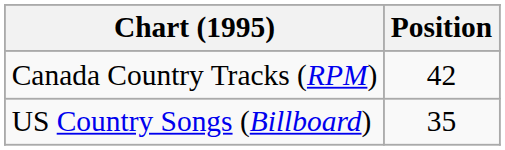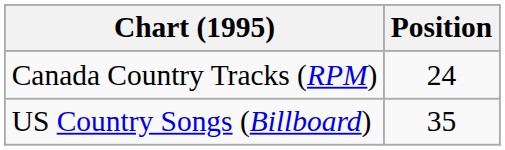(441, 74) 42 -> (441, 74) 24
